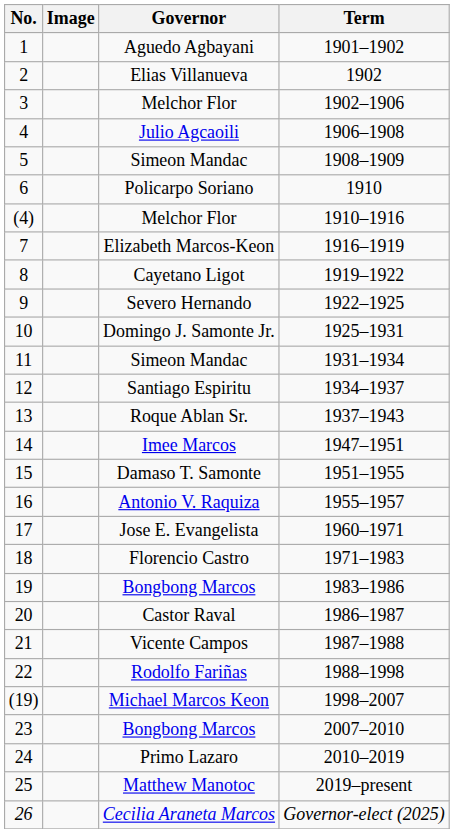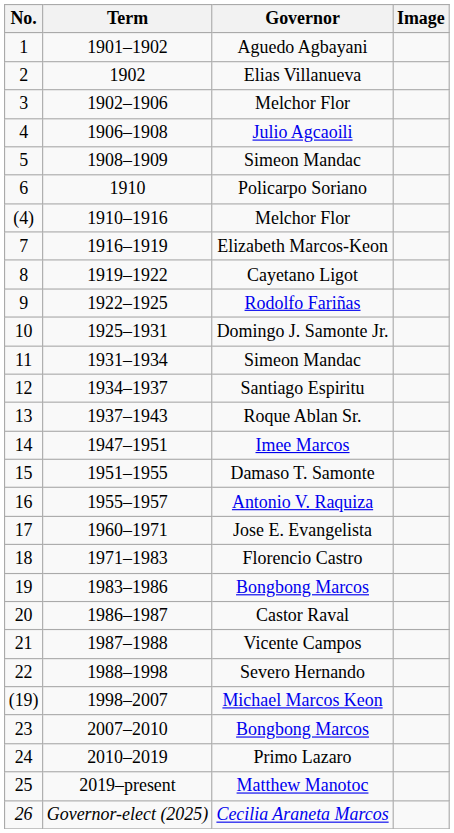columns swapped: (71, 18) <-> (364, 18)
(189, 302) Severo Hernando -> (303, 302) Rodolfo Fariñas
(189, 672) Rodolfo Fariñas -> (303, 672) Severo Hernando
